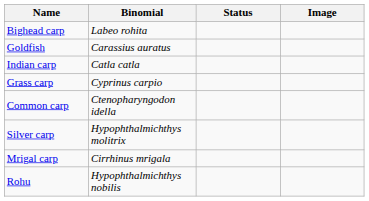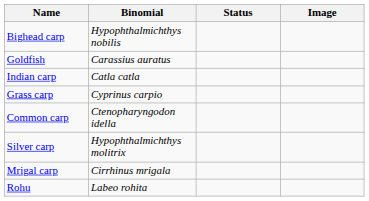(119, 30) Labeo rohita -> (136, 36) Hypophthalmichthys nobilis
(136, 181) Hypophthalmichthys nobilis -> (119, 187) Labeo rohita
